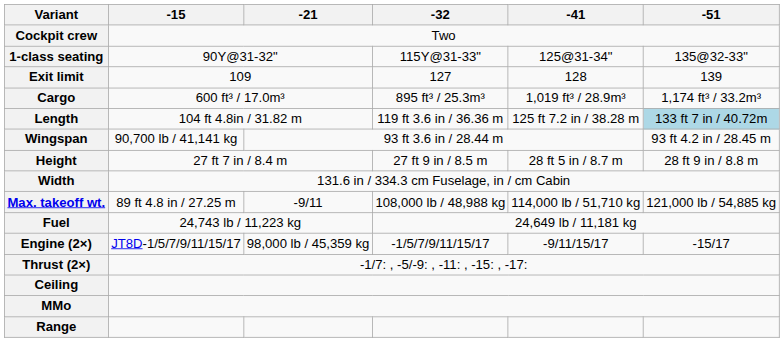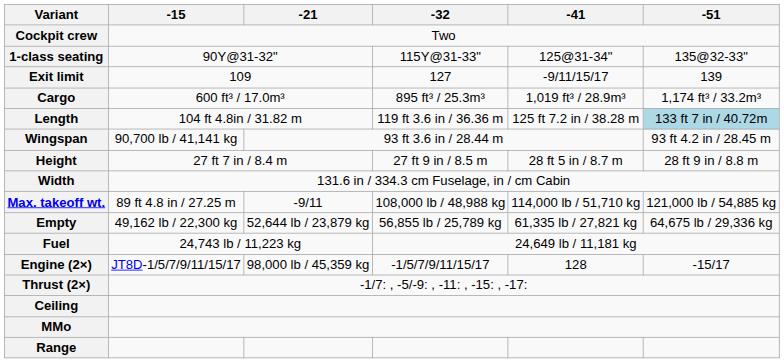(576, 77) 128 -> (576, 77) -9/11/15/17
+ row: (56, 222)
(576, 243) -9/11/15/17 -> (576, 264) 128
